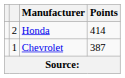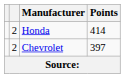(14, 47) 1 -> (14, 47) 2
(98, 47) 387 -> (98, 47) 397
